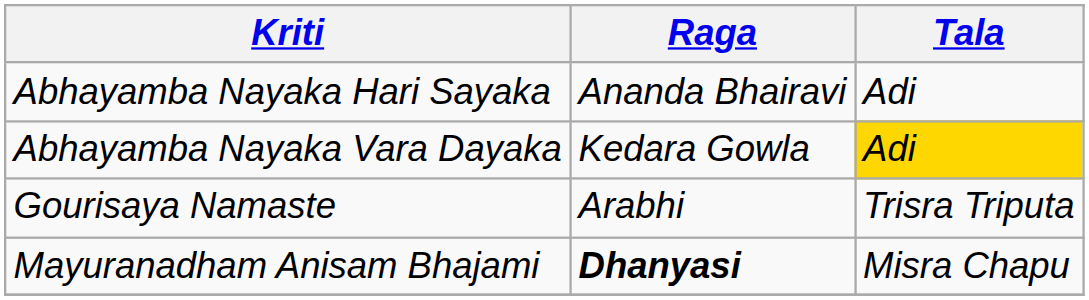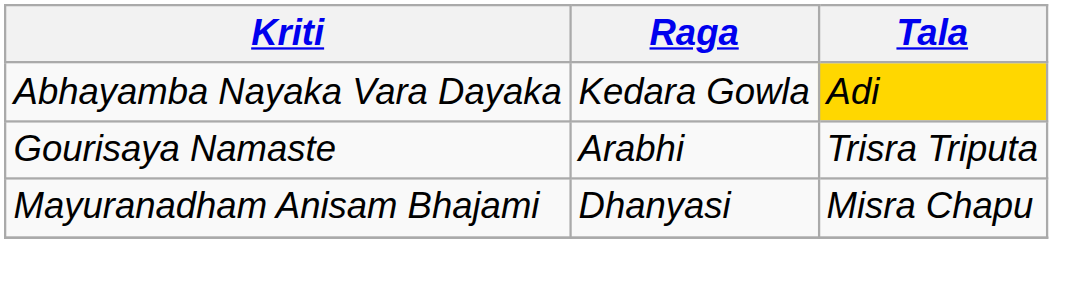- row: (282, 91)
(660, 264) bold -> (655, 206) normal
